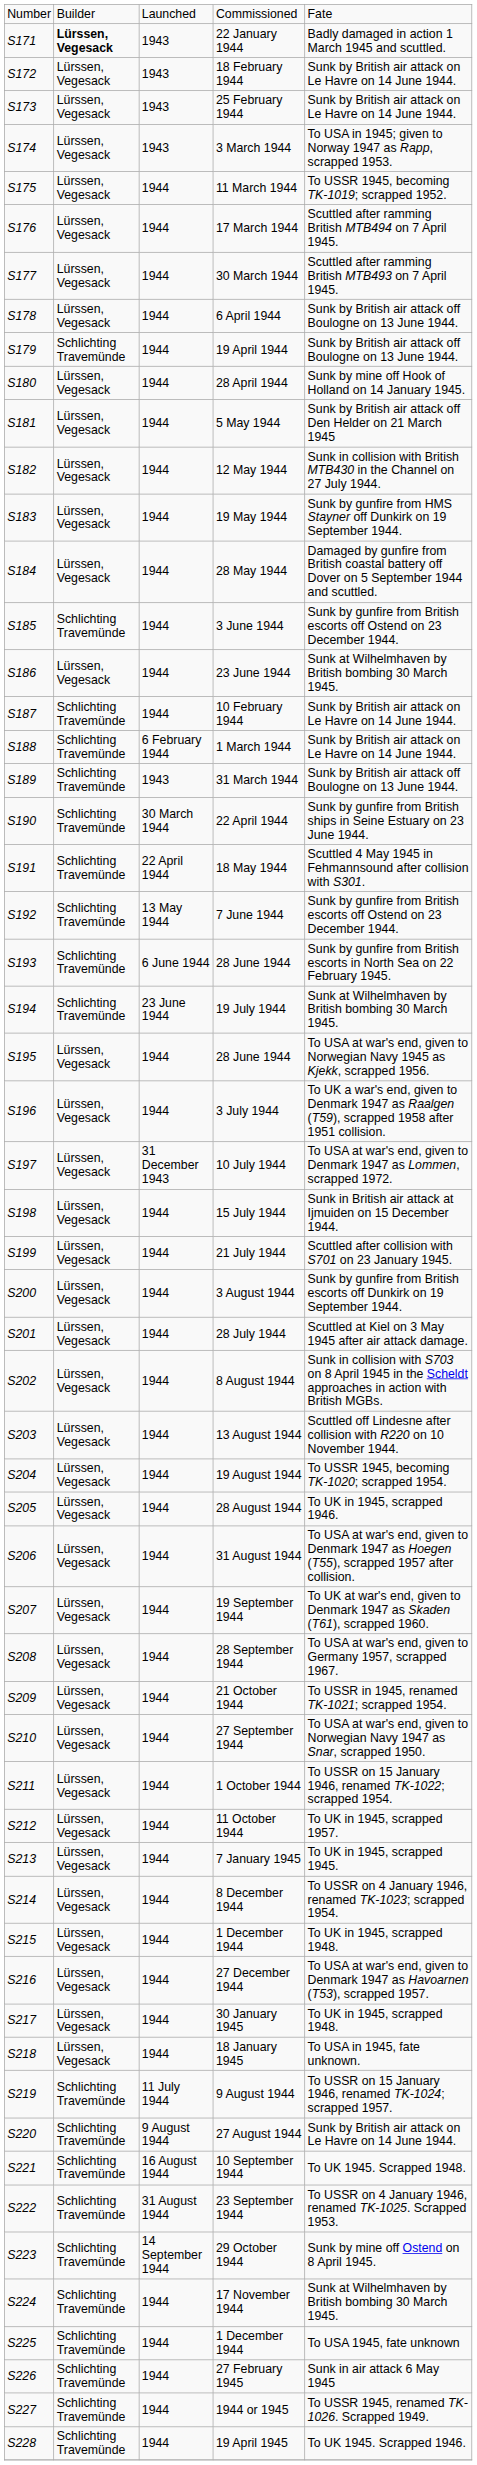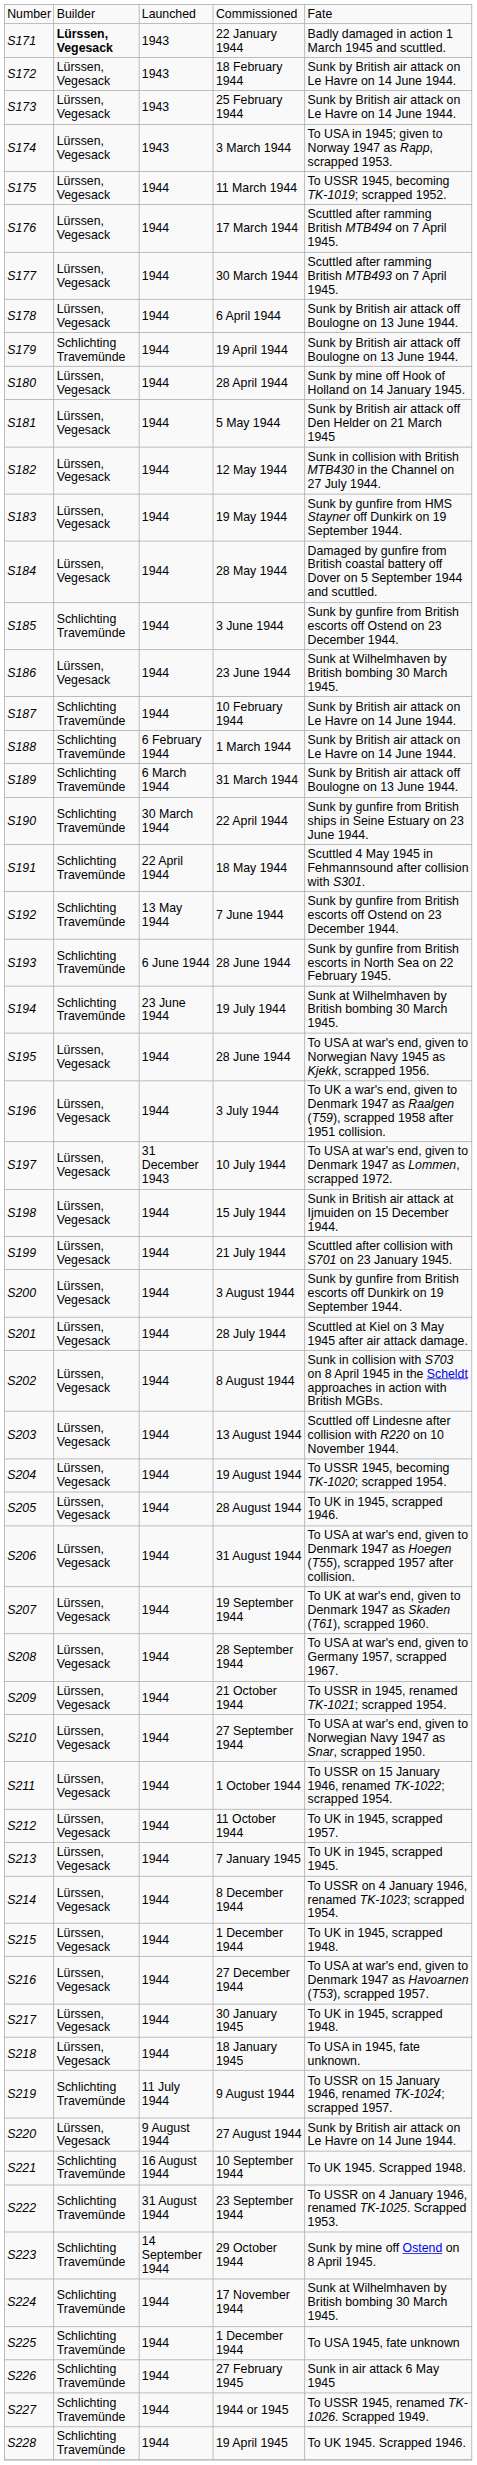(155, 780) 1943 -> (164, 780) 6 March 1944
(91, 2134) Schlichting Travemünde -> (83, 2134) Lürssen, Vegesack
